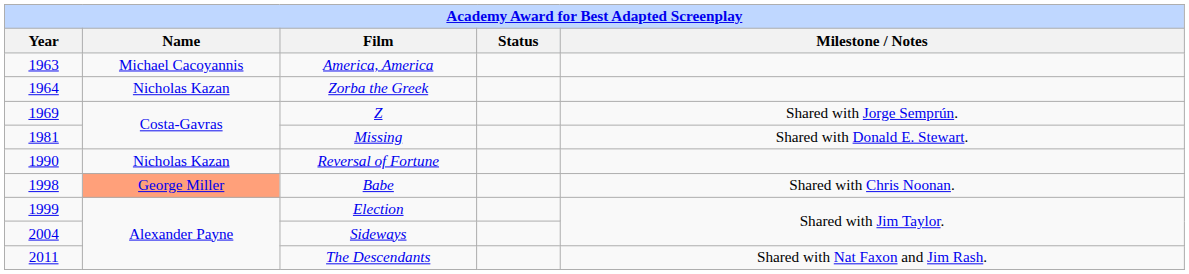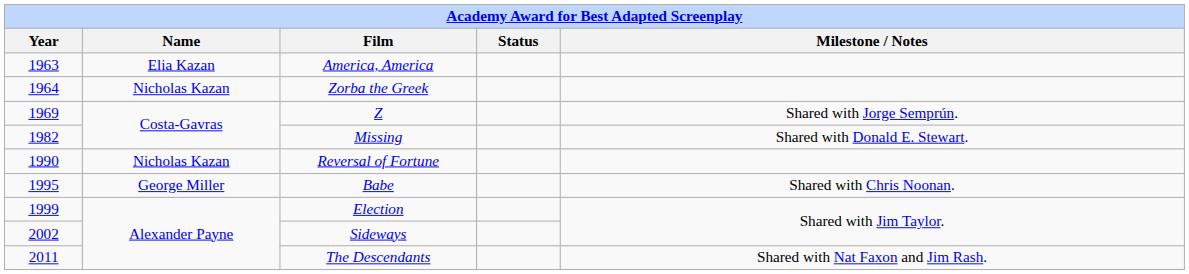(181, 64) Michael Cacoyannis -> (181, 64) Elia Kazan
(44, 137) 1981 -> (44, 137) 1982
(44, 185) 1998 -> (44, 185) 1995
(181, 185) lightsalmon background -> (181, 185) no background
(44, 233) 2004 -> (44, 233) 2002
